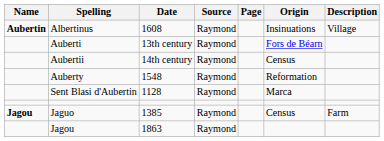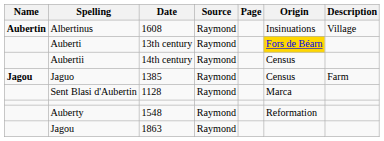(294, 44) no background -> (294, 44) gold background
rows swapped: (67, 76) <-> (62, 113)
